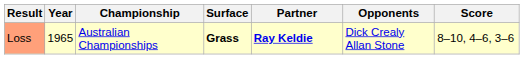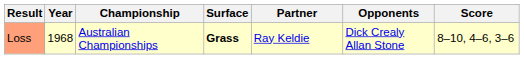(60, 38) 1965 -> (60, 38) 1968
(283, 38) bold -> (282, 38) normal
